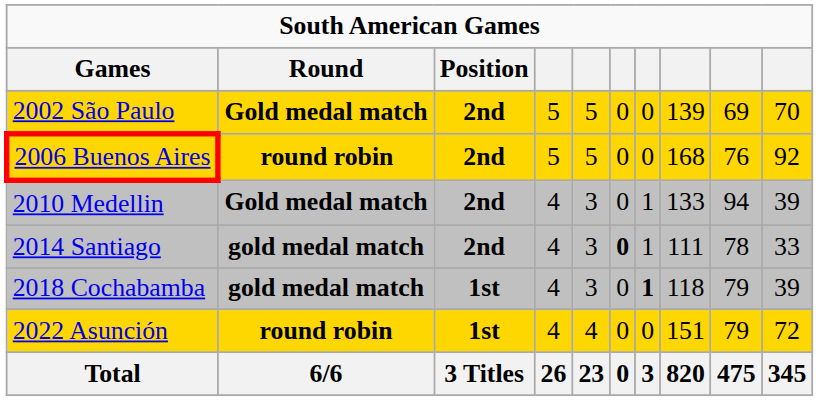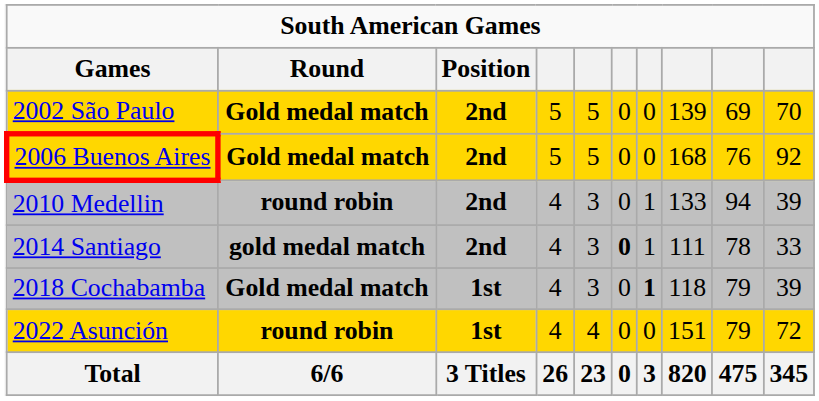(327, 157) round robin -> (328, 157) Gold medal match
(326, 202) Gold medal match -> (327, 202) round robin
(326, 288) gold medal match -> (327, 288) Gold medal match
